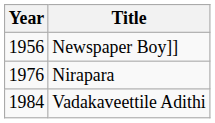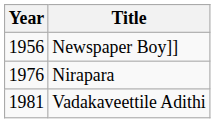(26, 103) 1984 -> (26, 103) 1981
